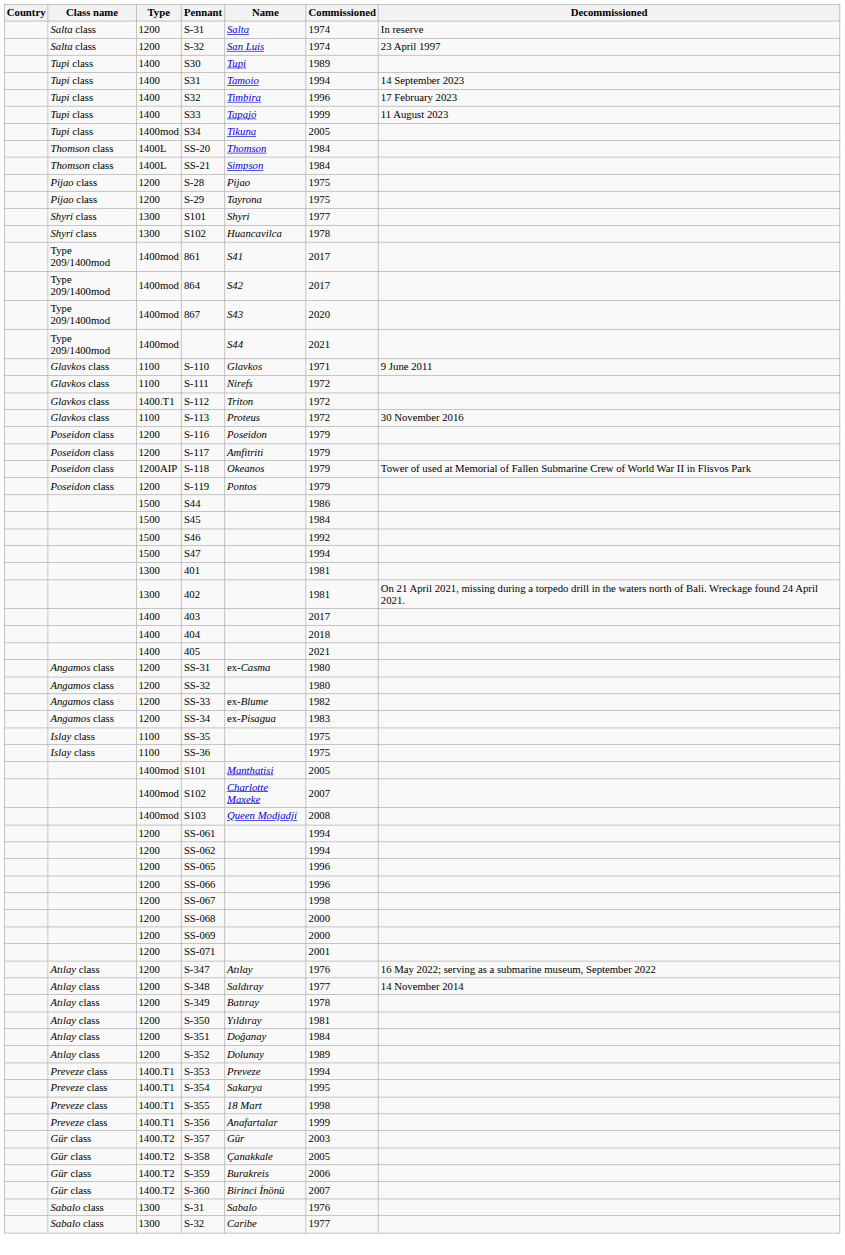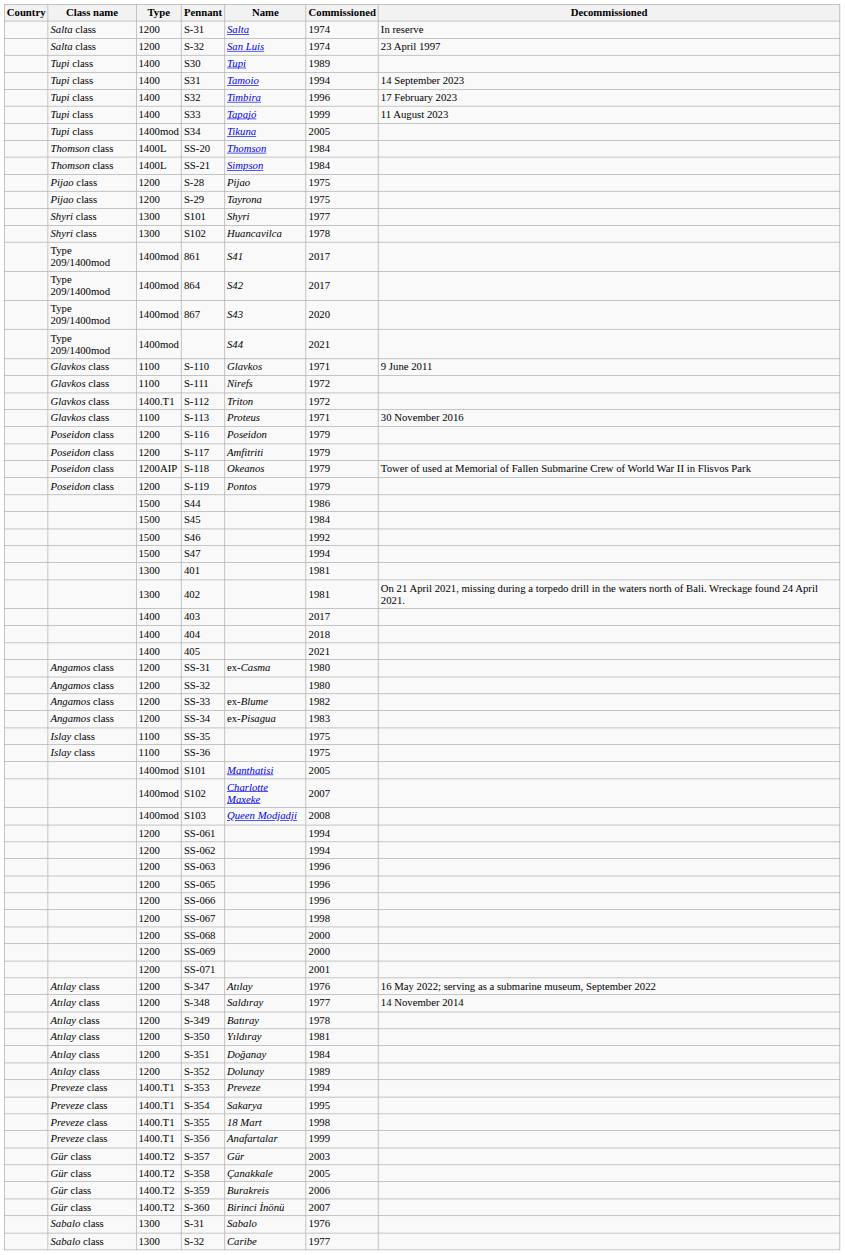(319, 418) 1972 -> (319, 418) 1971
+ row: (92, 867)
